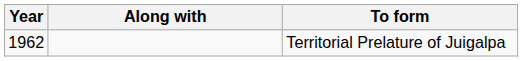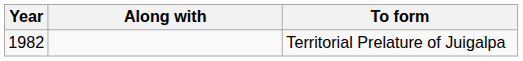(26, 42) 1962 -> (26, 42) 1982
